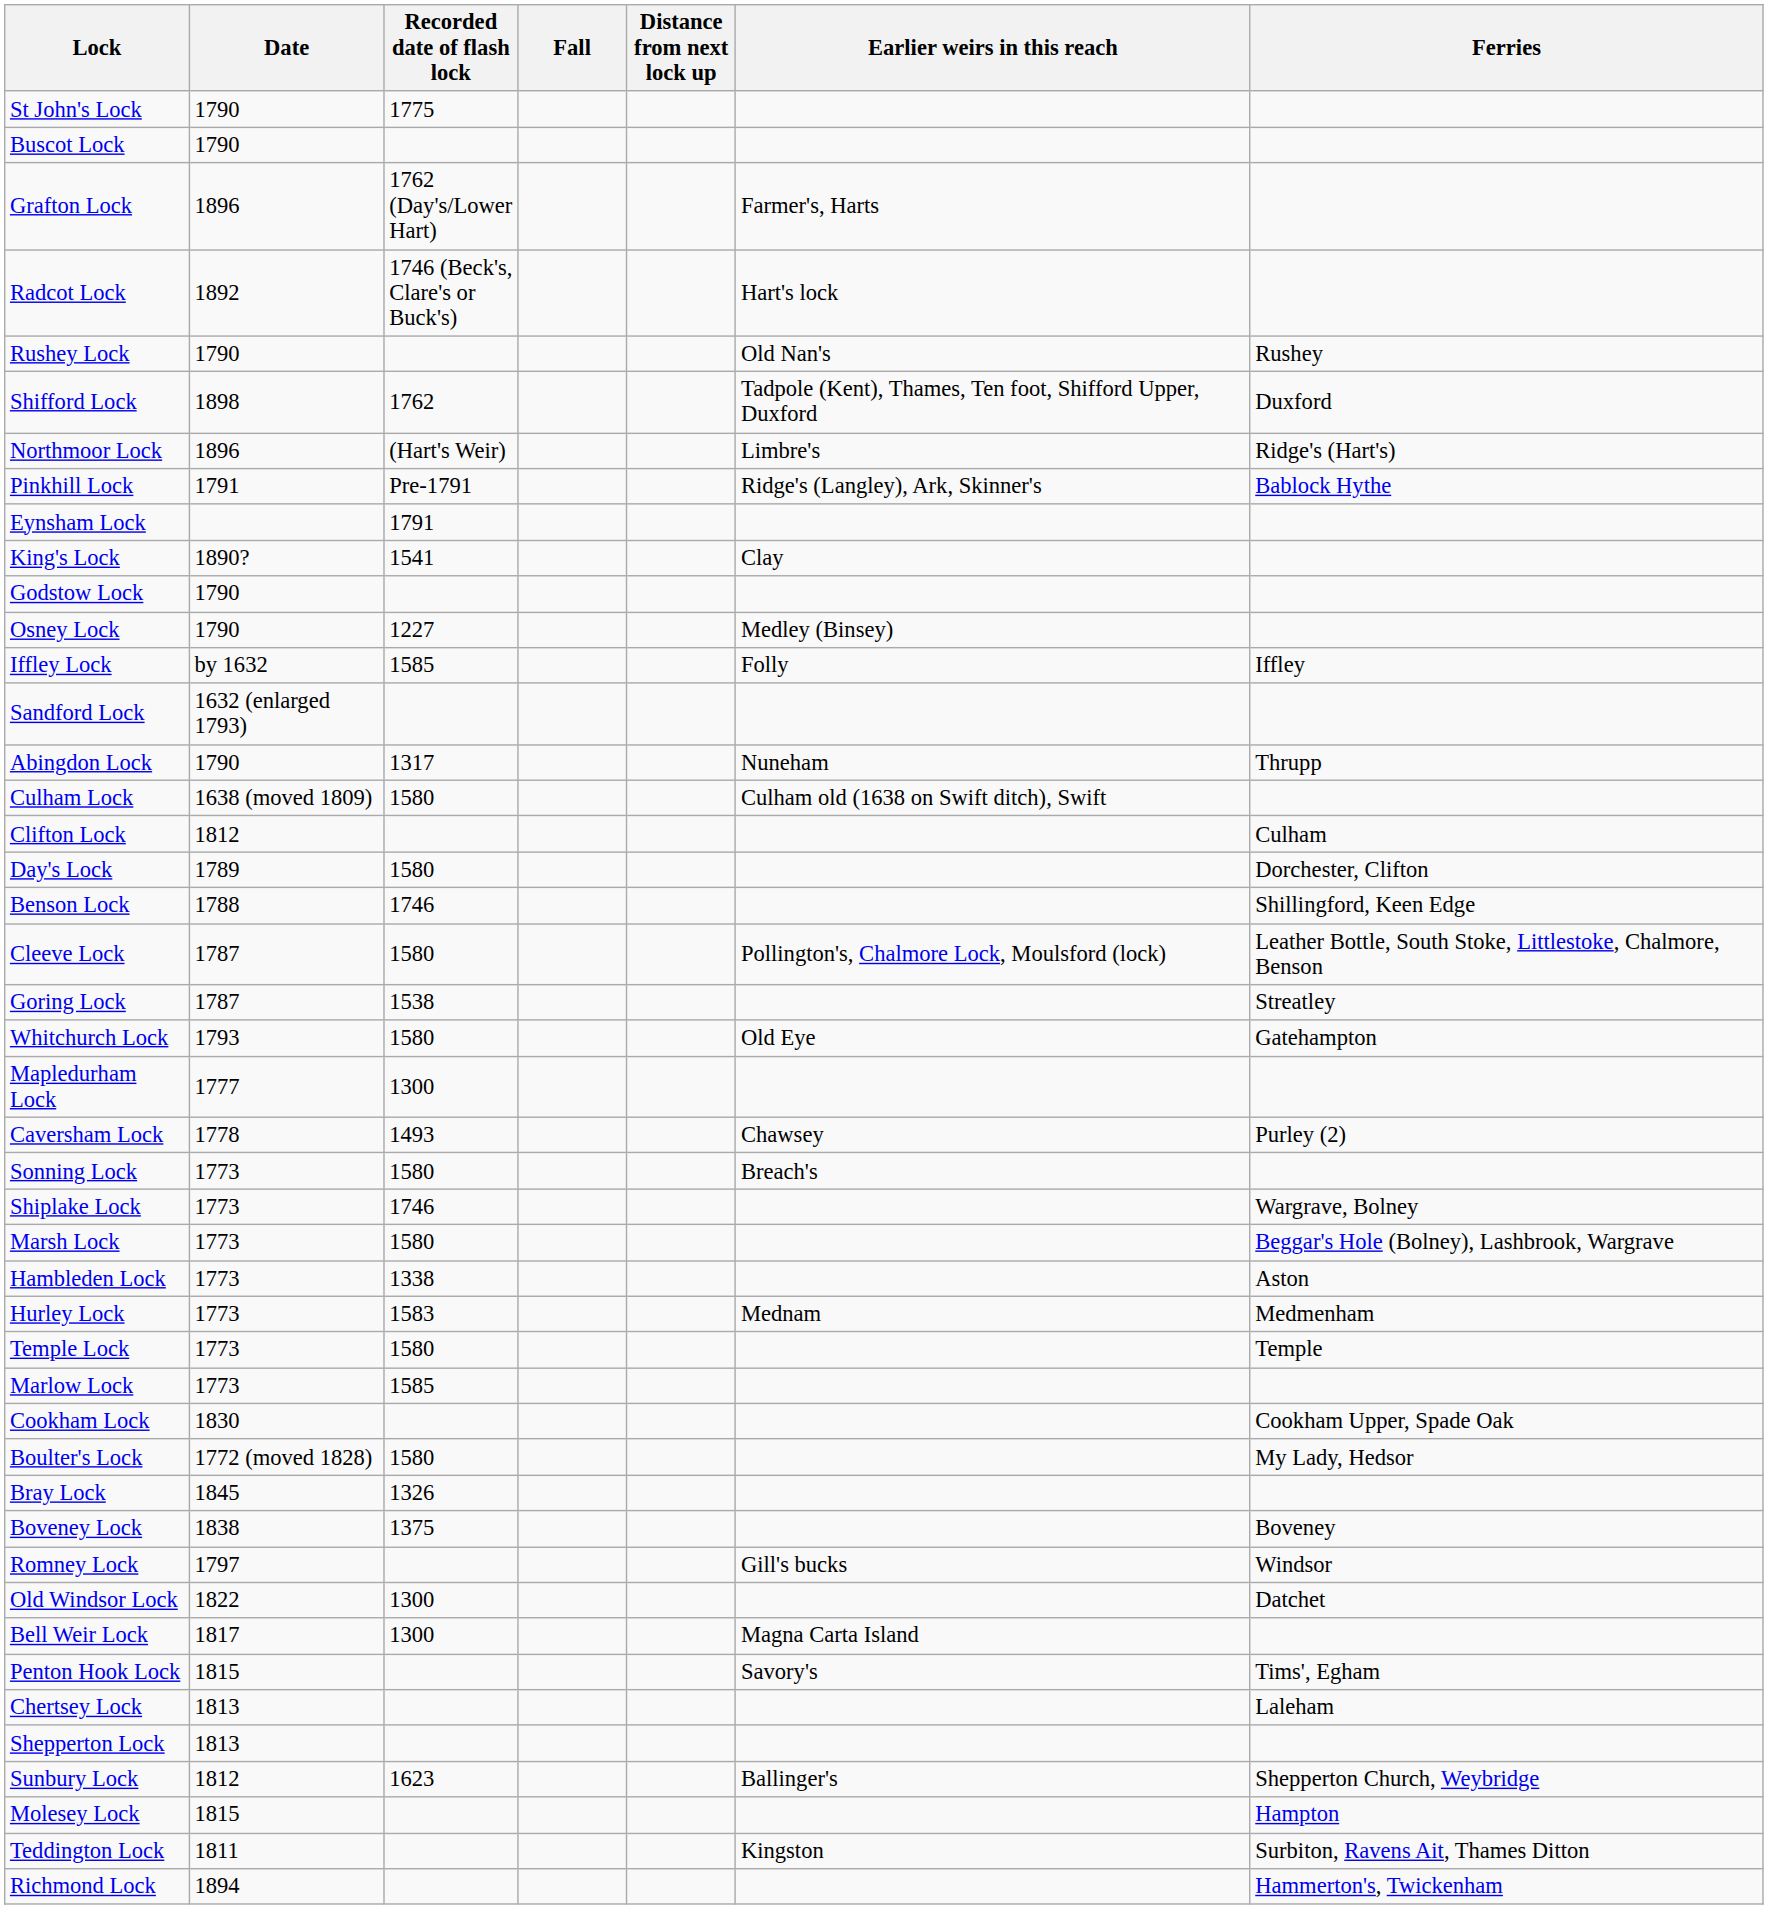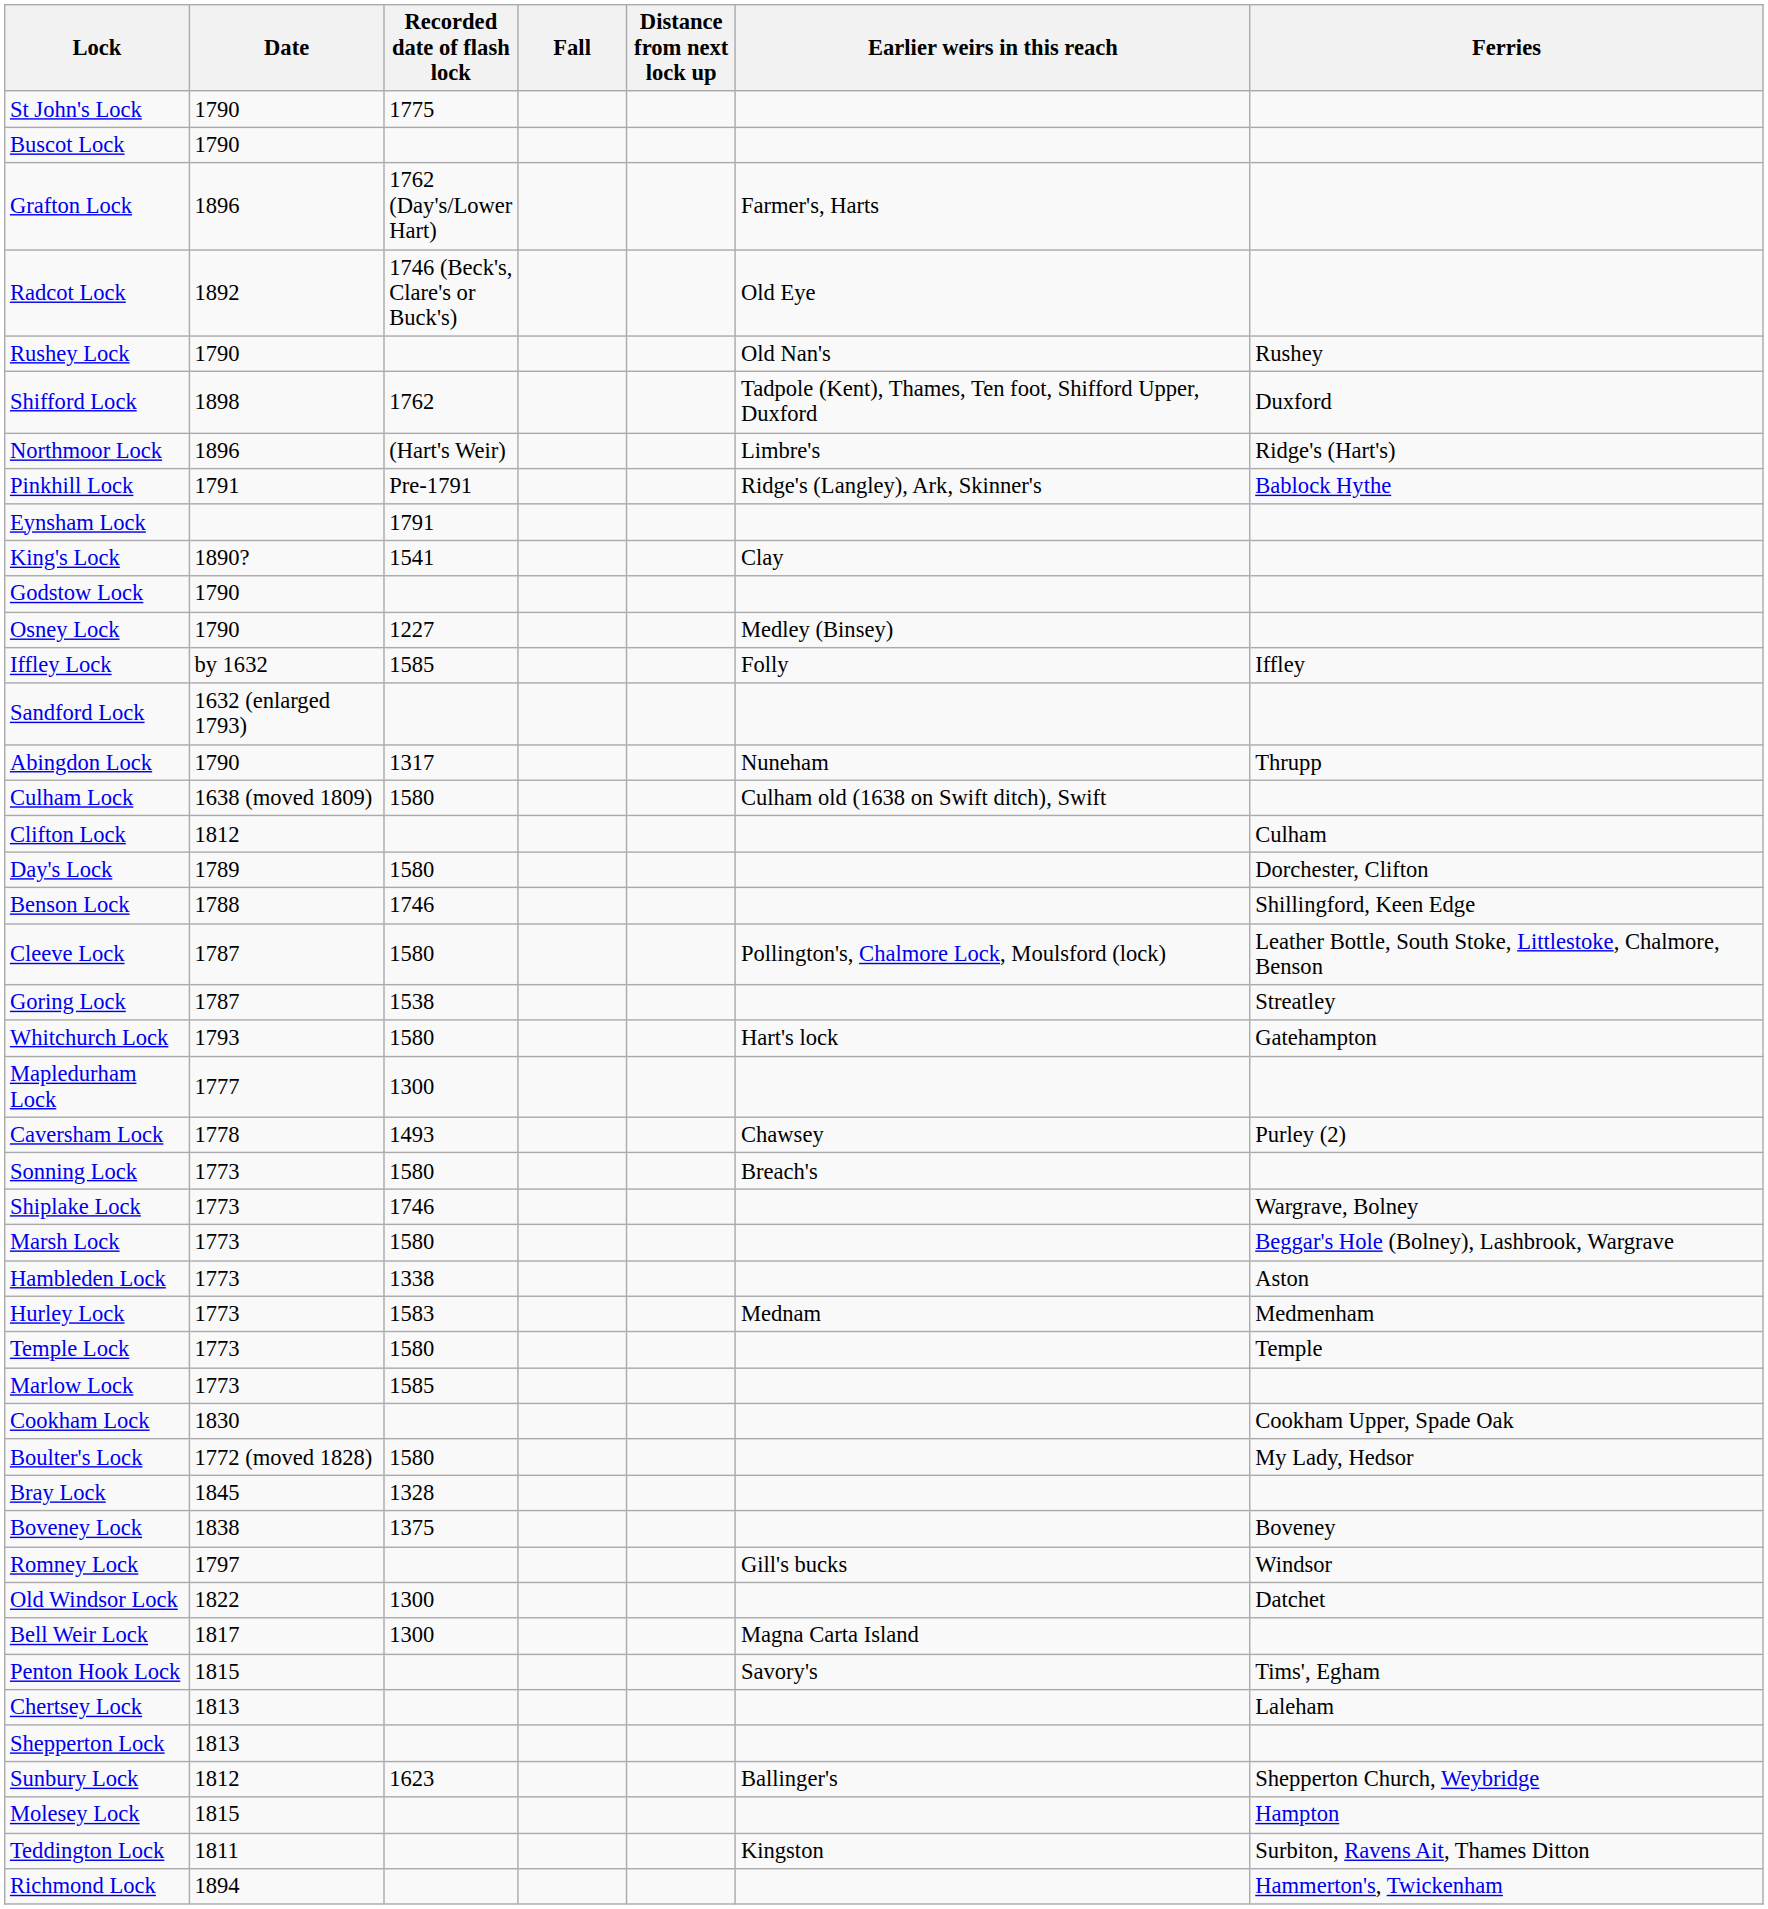(790, 292) Hart's lock -> (778, 292) Old Eye
(778, 1037) Old Eye -> (790, 1037) Hart's lock
(412, 1492) 1326 -> (412, 1492) 1328
